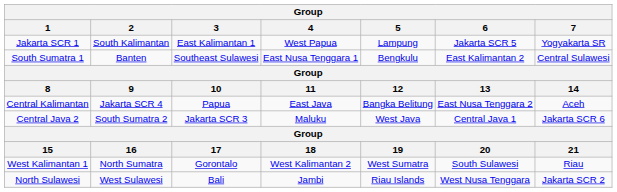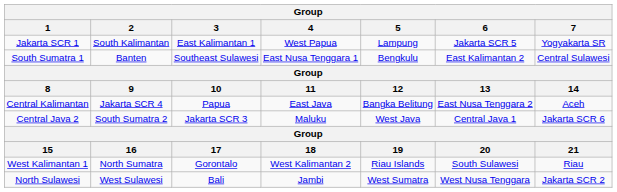(398, 165) West Sumatra -> (398, 165) Riau Islands
(398, 180) Riau Islands -> (398, 180) West Sumatra
